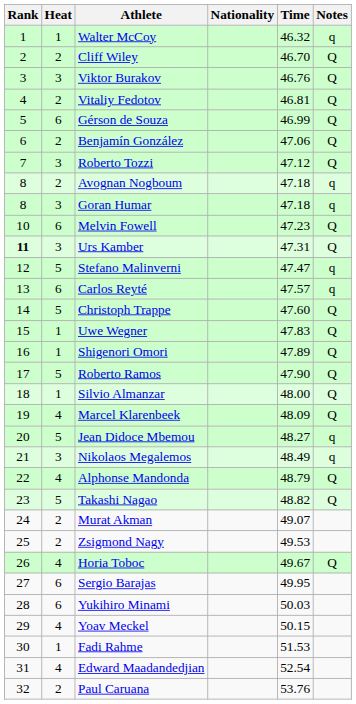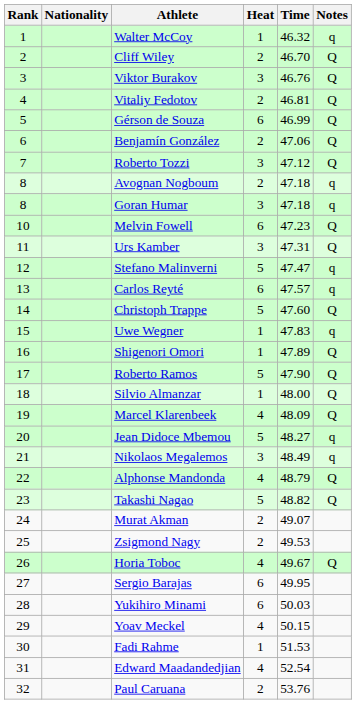columns swapped: (58, 15) <-> (242, 15)
(23, 246) bold -> (23, 246) normal
(332, 330) Q -> (332, 330) q
